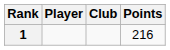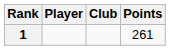(143, 34) 216 -> (143, 34) 261
